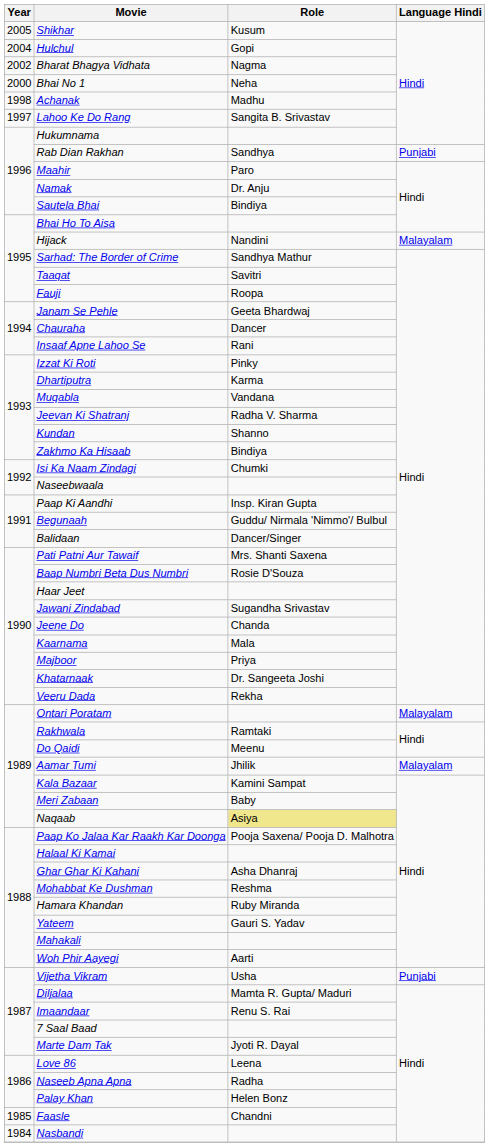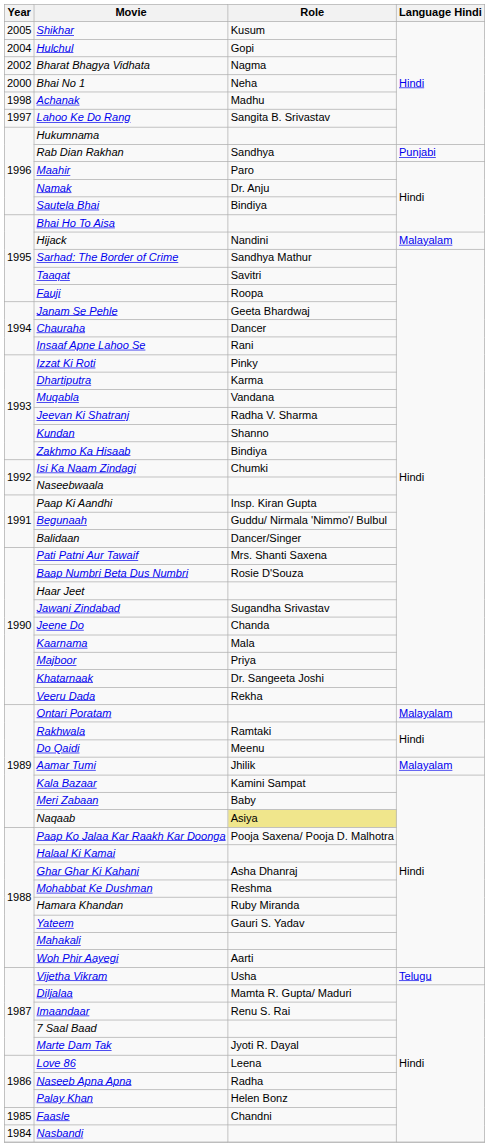(417, 976) Punjabi -> (415, 976) Telugu
